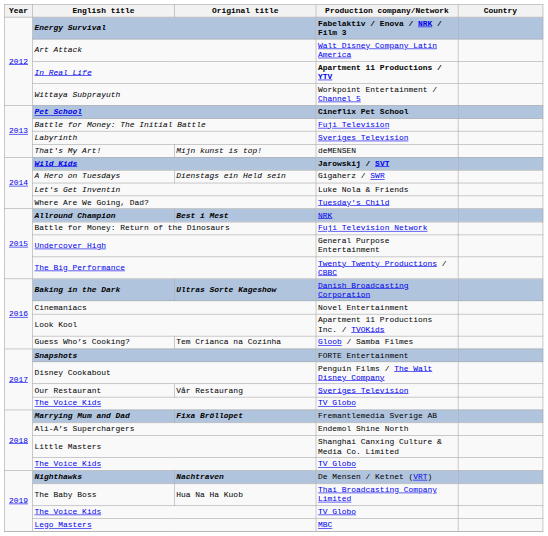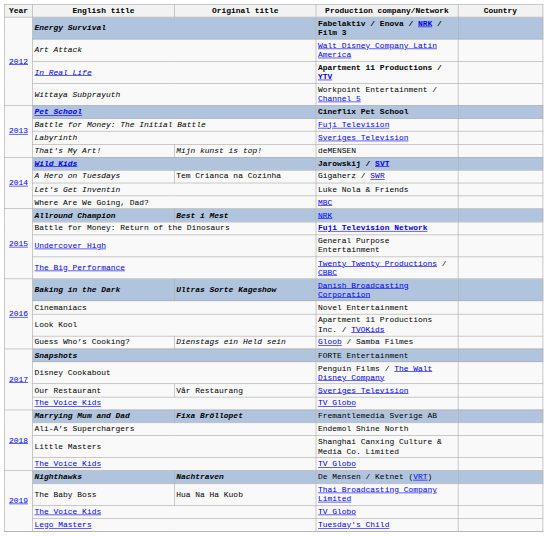(231, 177) Dienstags ein Held sein -> (229, 177) Tem Crianca na Cozinha
(354, 202) Tuesday's Child -> (325, 202) MBC
(373, 228) normal -> (373, 228) bold
(229, 342) Tem Crianca na Cozinha -> (231, 342) Dienstags ein Held sein
(325, 525) MBC -> (354, 525) Tuesday's Child
